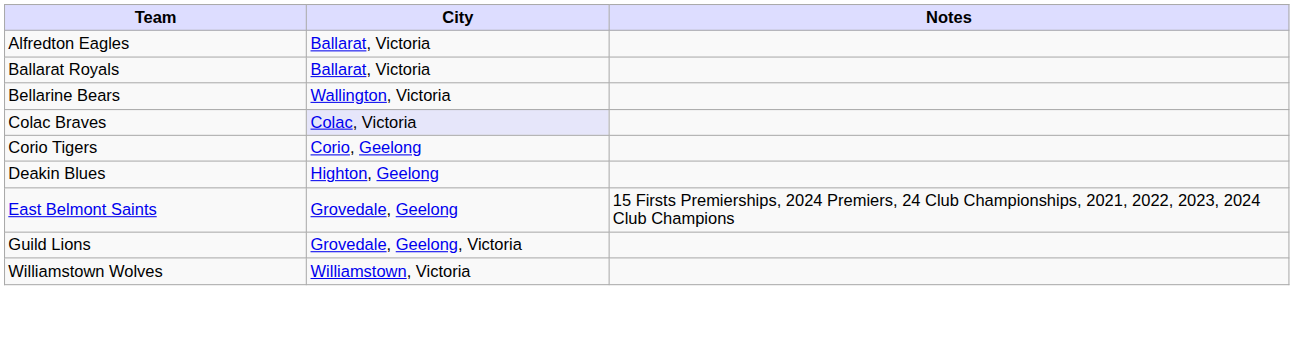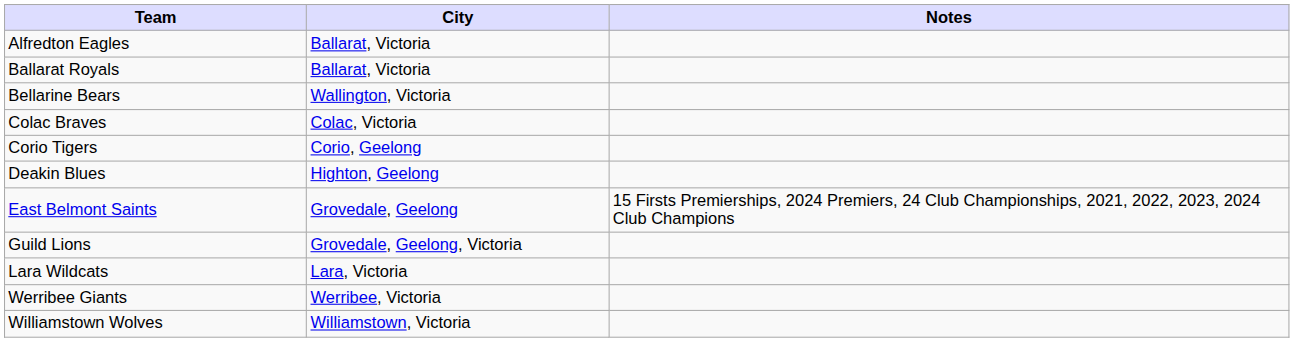(363, 122) lavender background -> (363, 122) no background
+ row: (58, 271)
+ row: (68, 297)
